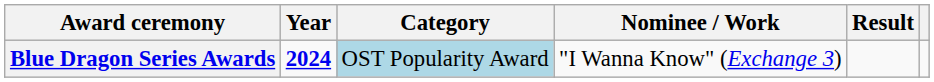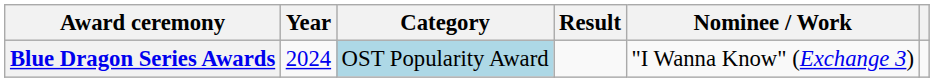columns swapped: (700, 22) <-> (883, 22)
(308, 58) bold -> (308, 58) normal
